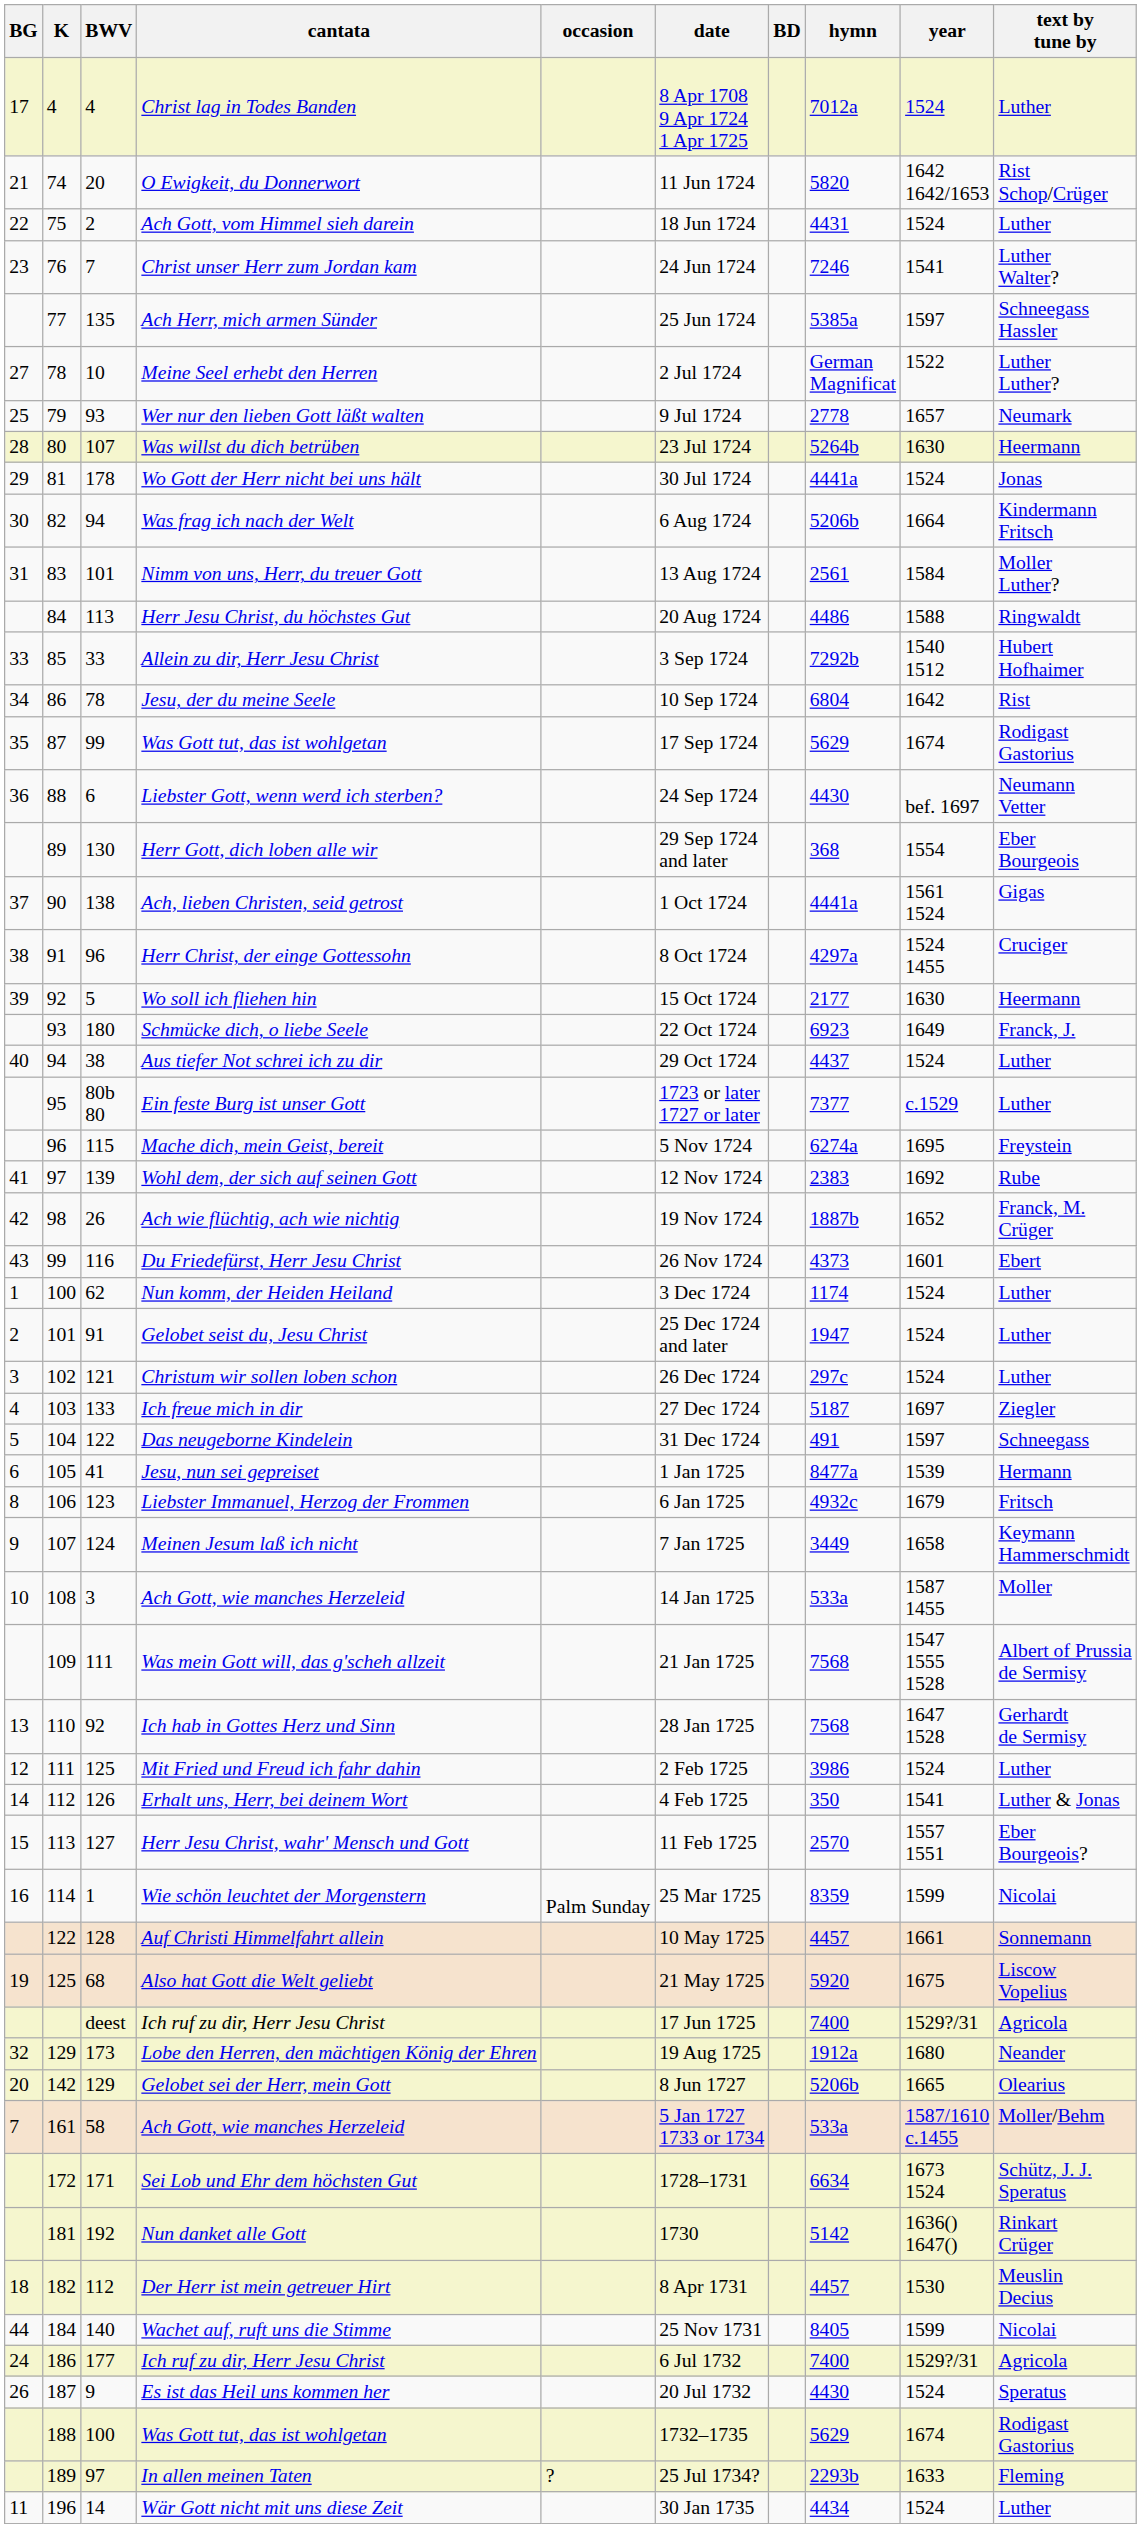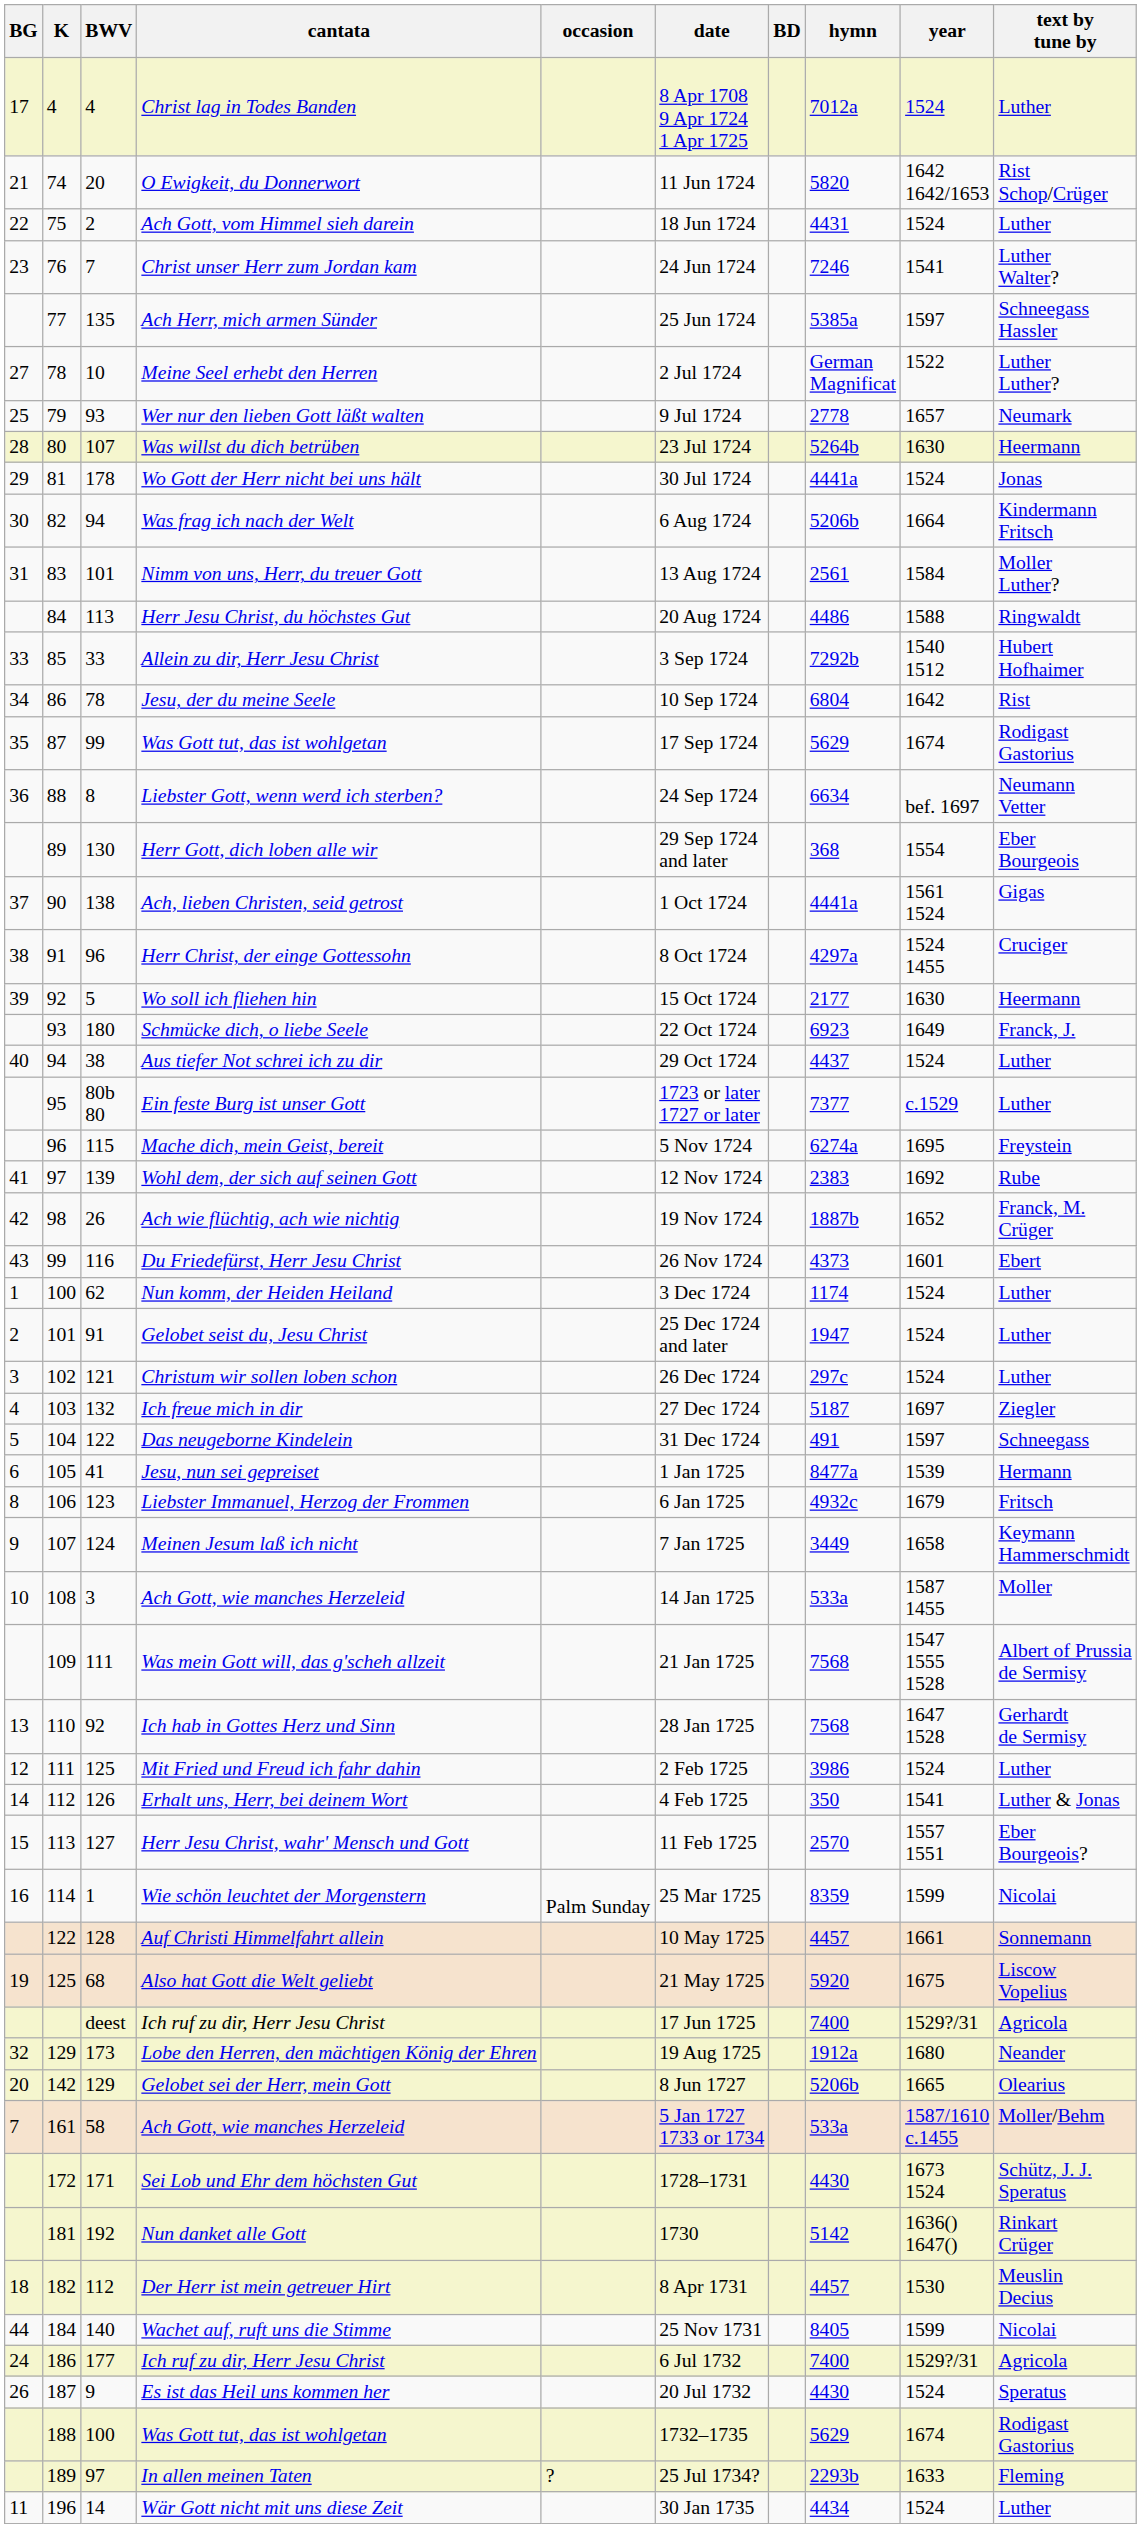(90, 796) 6 -> (90, 796) 8
(829, 796) 4430 -> (829, 796) 6634
(100, 1408) 133 -> (100, 1408) 132
(829, 2180) 6634 -> (829, 2180) 4430
